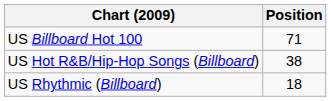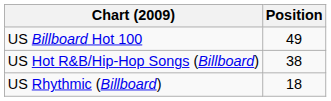(294, 38) 71 -> (294, 38) 49
